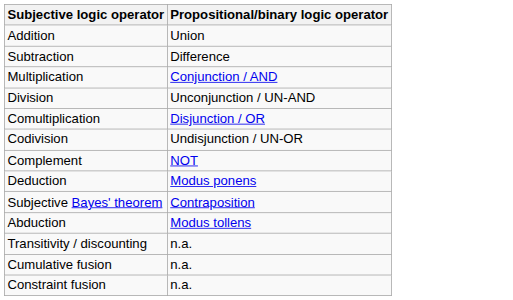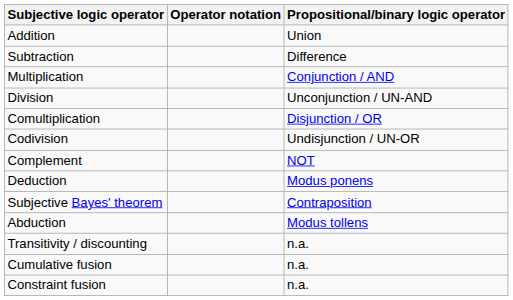+ column: (226, 14)
